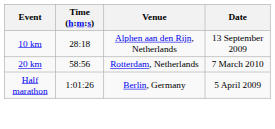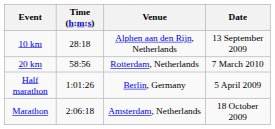+ row: (30, 111)
